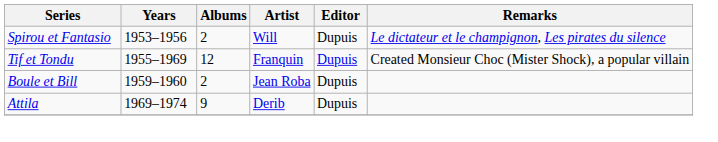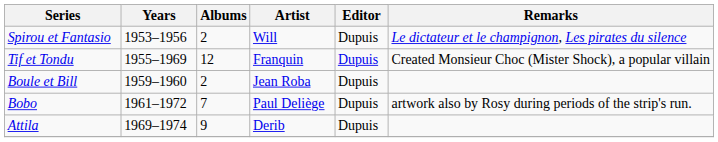+ row: (22, 103)
